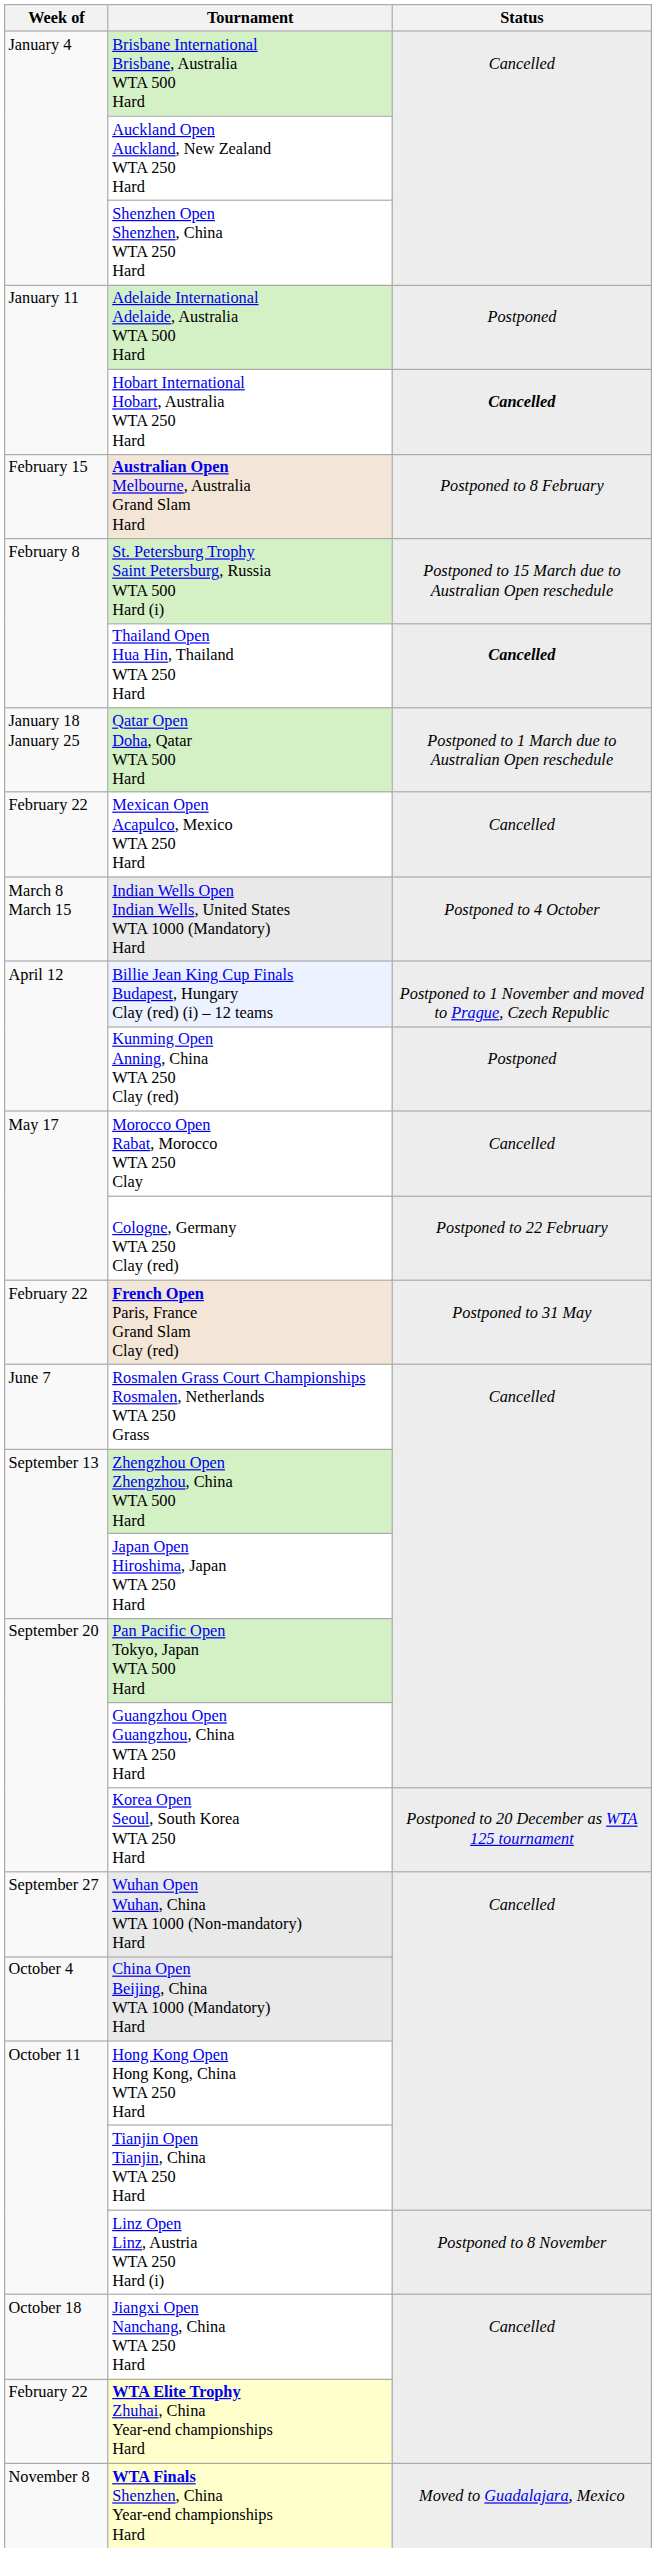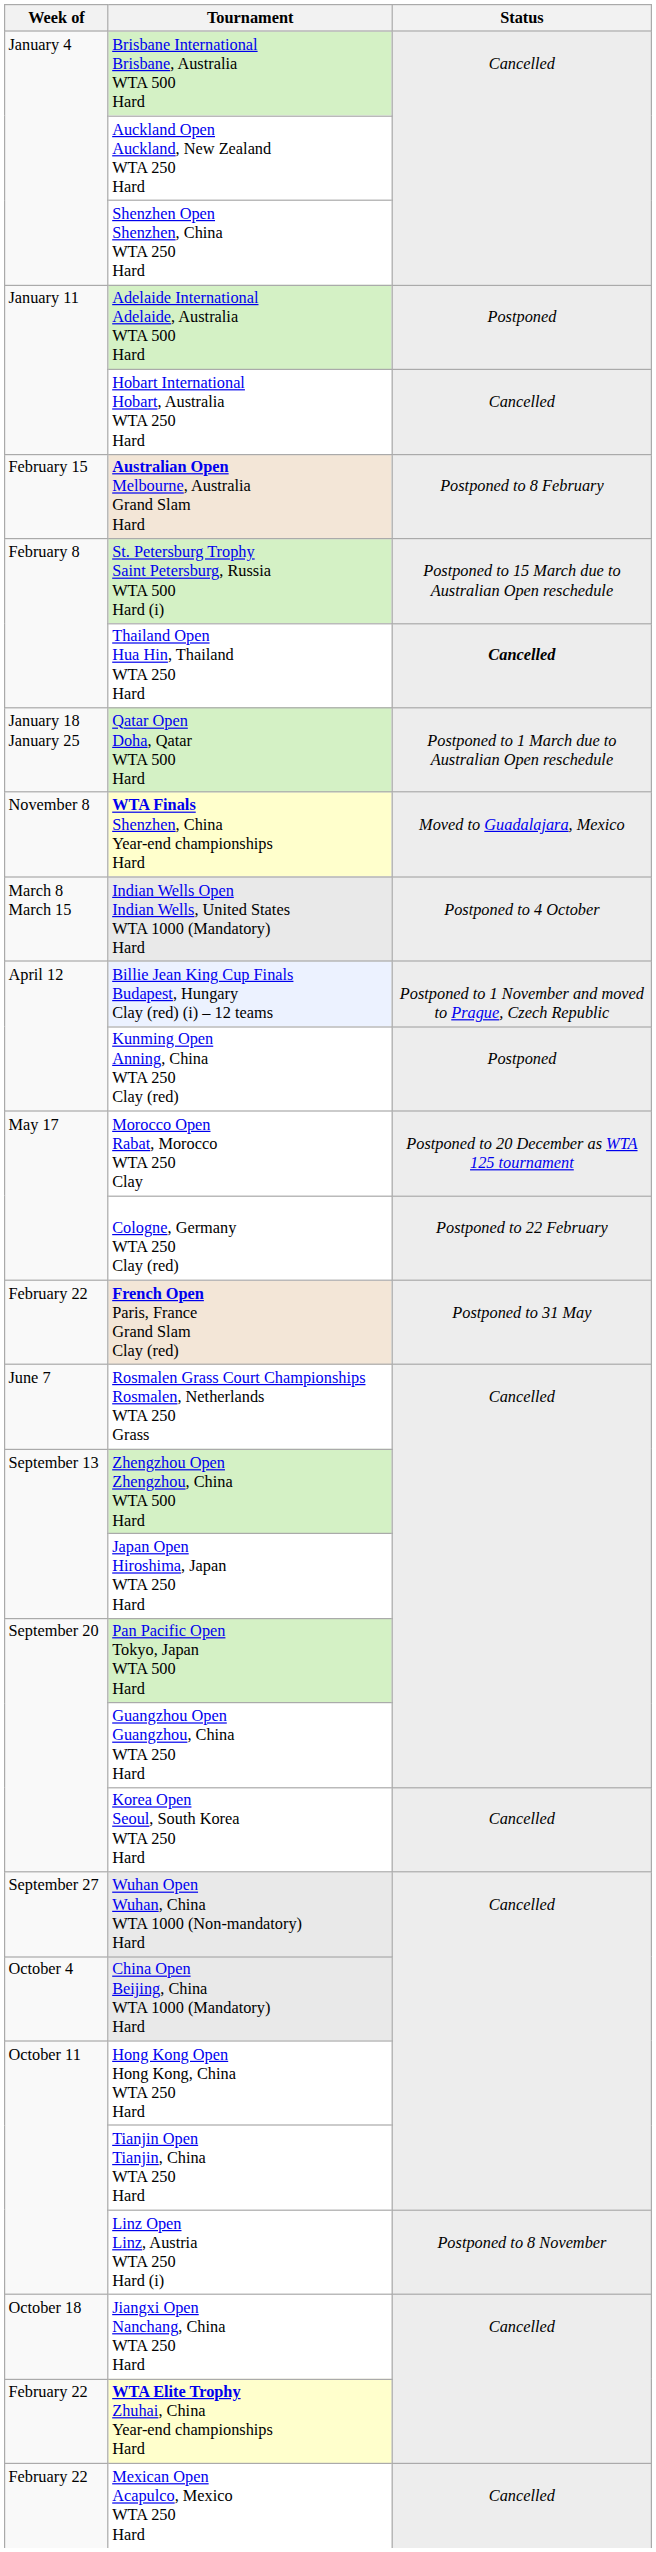(522, 401) bold -> (522, 401) normal
rows swapped: (172, 834) <-> (193, 2505)
(522, 1143) Cancelled -> (522, 1152) Postponed to 20 December as WTA 125 tournament
(522, 1829) Postponed to 20 December as WTA 125 tournament -> (522, 1819) Cancelled
